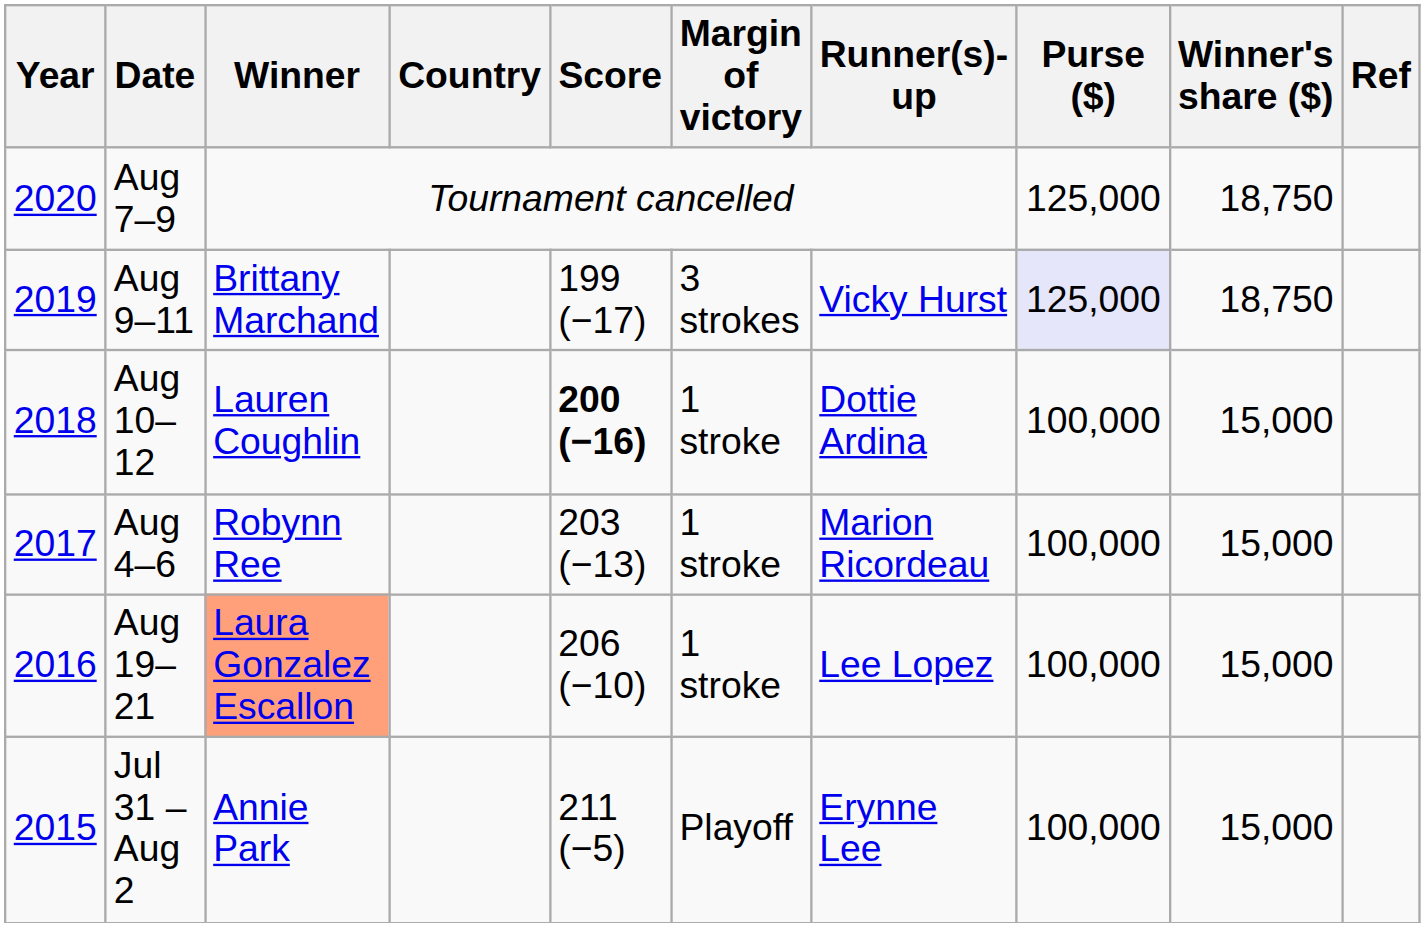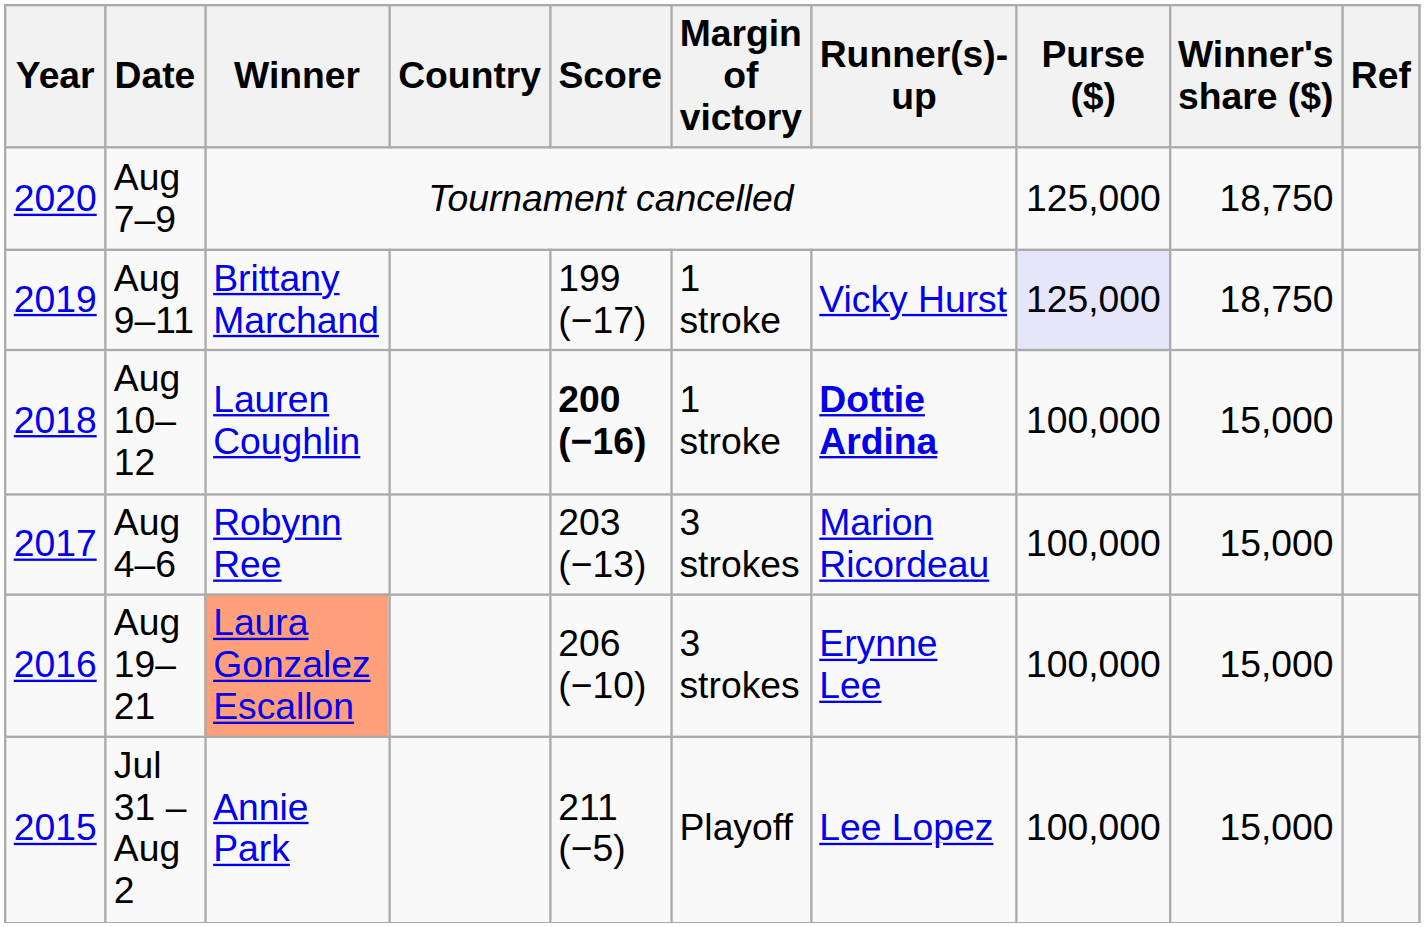(740, 299) 3 strokes -> (730, 299) 1 stroke
(873, 421) normal -> (878, 421) bold
(730, 543) 1 stroke -> (740, 543) 3 strokes
(730, 665) 1 stroke -> (740, 665) 3 strokes
(906, 665) Lee Lopez -> (878, 665) Erynne Lee
(878, 829) Erynne Lee -> (906, 829) Lee Lopez
